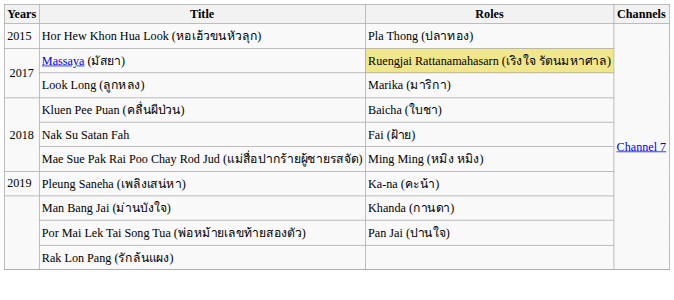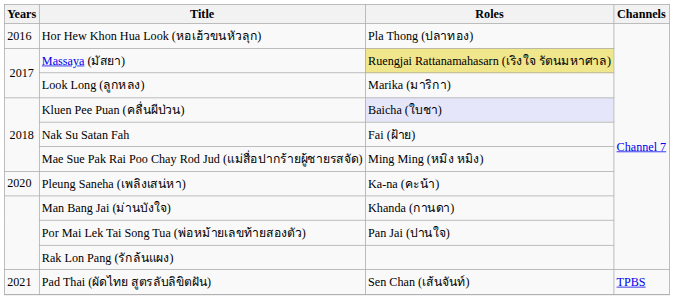(19, 36) 2015 -> (19, 36) 2016
(405, 110) no background -> (405, 110) lavender background
(19, 183) 2019 -> (19, 183) 2020
+ row: (126, 282)
